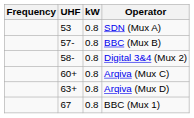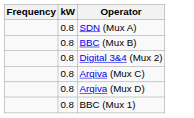- column: (70, 12)
